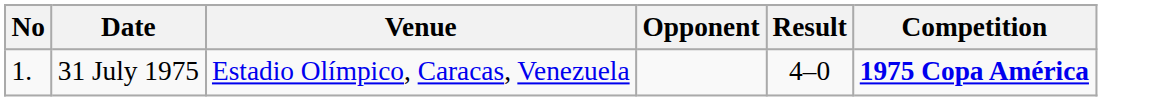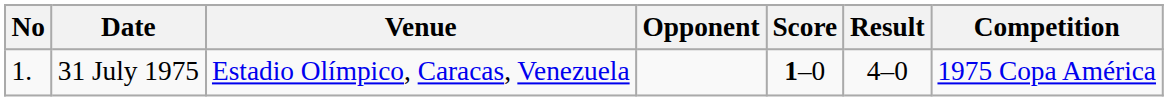+ column: (805, 26)
(974, 71) bold -> (1047, 71) normal
